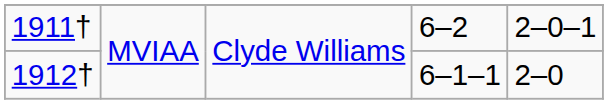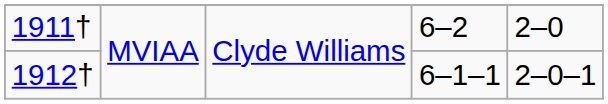(555, 27) 2–0–1 -> (539, 27) 2–0
(539, 74) 2–0 -> (555, 74) 2–0–1
